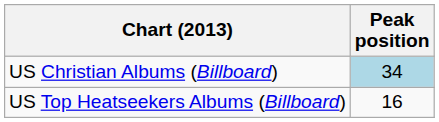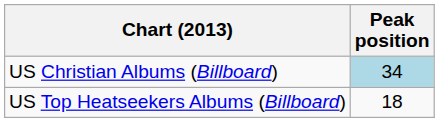(392, 102) 16 -> (392, 102) 18
